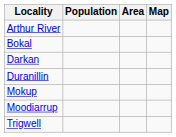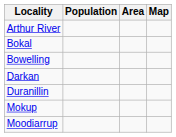+ row: (28, 60)
- row: (24, 124)
